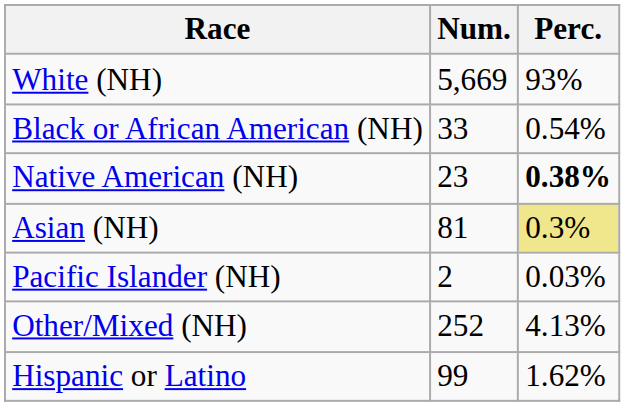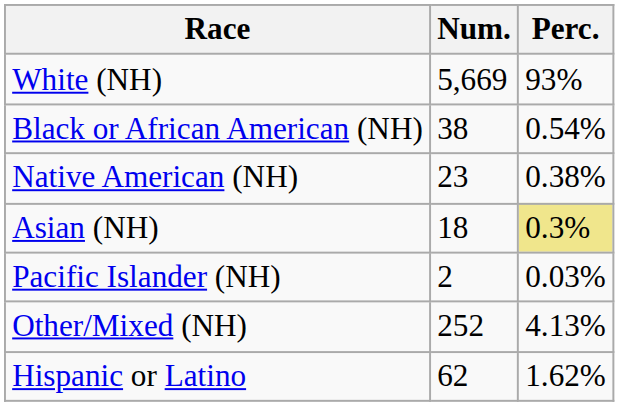(453, 128) 33 -> (453, 128) 38
(568, 177) bold -> (566, 177) normal
(453, 227) 81 -> (453, 227) 18
(453, 375) 99 -> (453, 375) 62
